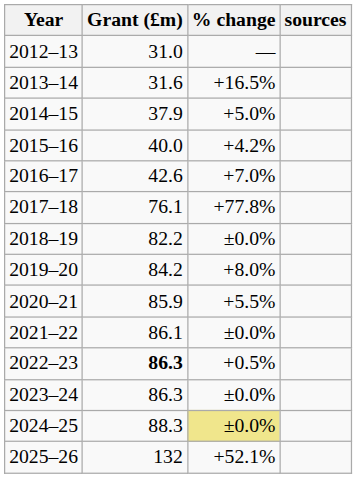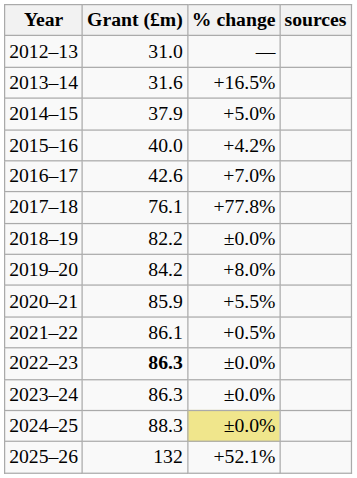(250, 332) ±0.0% -> (249, 332) +0.5%
(249, 363) +0.5% -> (250, 363) ±0.0%
